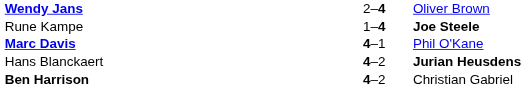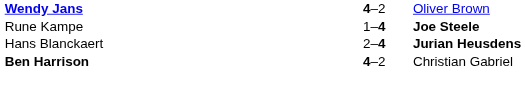(374, 8) 2–4 -> (374, 8) 4–2
- row: (40, 44)
(374, 61) 4–2 -> (374, 44) 2–4
